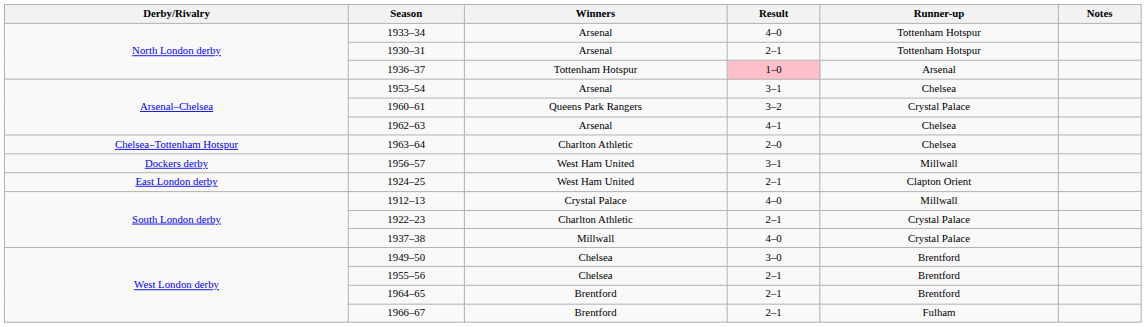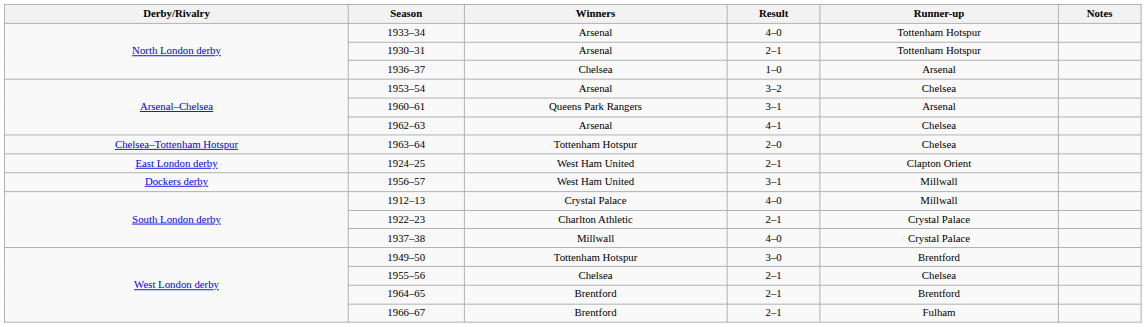(596, 69) Tottenham Hotspur -> (596, 69) Chelsea
(774, 69) pink background -> (774, 69) no background
(774, 88) 3–1 -> (774, 88) 3–2
(774, 107) 3–2 -> (774, 107) 3–1
(939, 107) Crystal Palace -> (939, 107) Arsenal
(596, 144) Charlton Athletic -> (596, 144) Tottenham Hotspur
rows swapped: (406, 163) <-> (406, 182)
(596, 256) Chelsea -> (596, 256) Tottenham Hotspur
(939, 275) Brentford -> (939, 275) Chelsea
